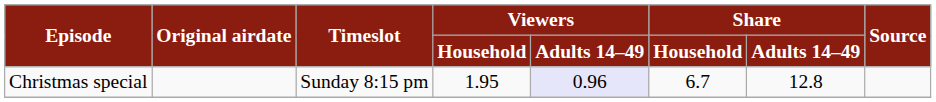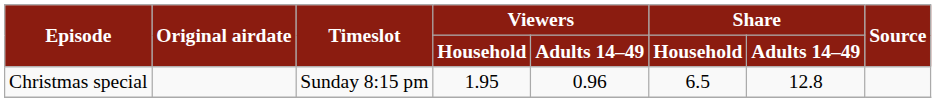(590, 81) lavender background -> (590, 81) no background
(698, 81) 6.7 -> (698, 81) 6.5
